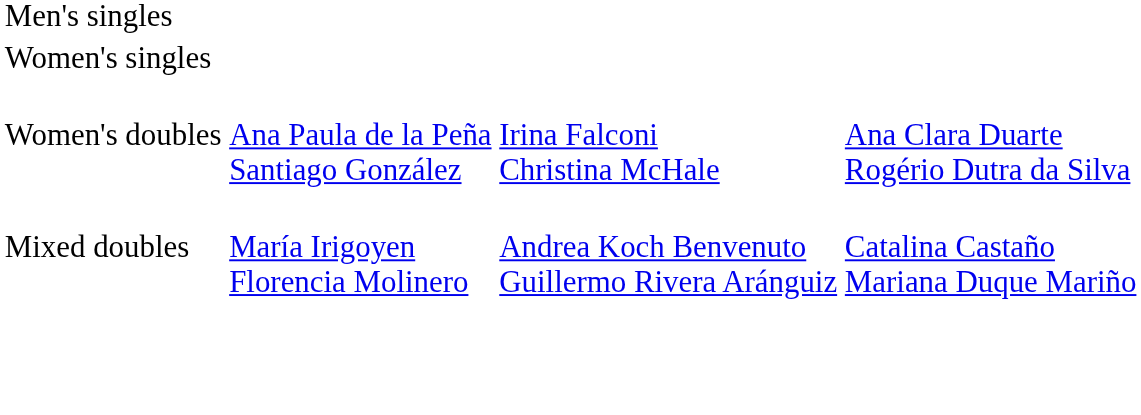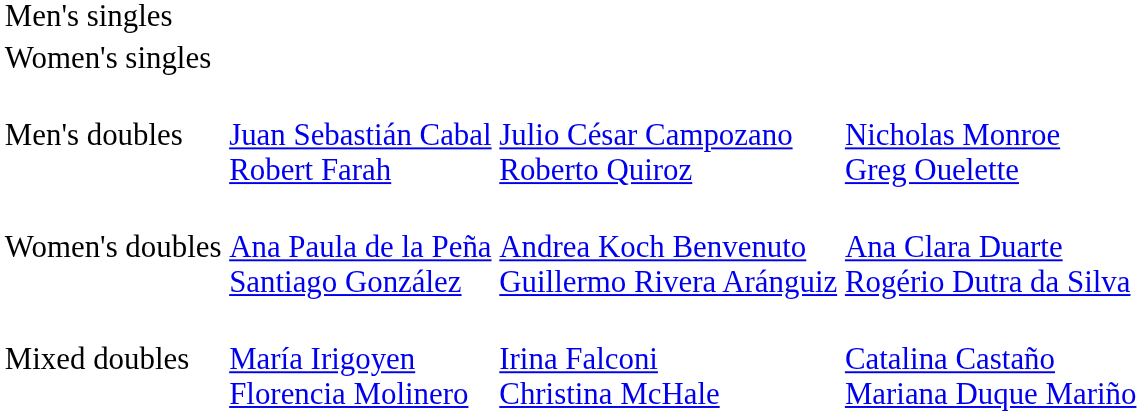+ row: (94, 135)
(609, 152) Irina Falconi Christina McHale -> (668, 264) Andrea Koch Benvenuto Guillermo Rivera Aránguiz
(668, 264) Andrea Koch Benvenuto Guillermo Rivera Aránguiz -> (609, 376) Irina Falconi Christina McHale
